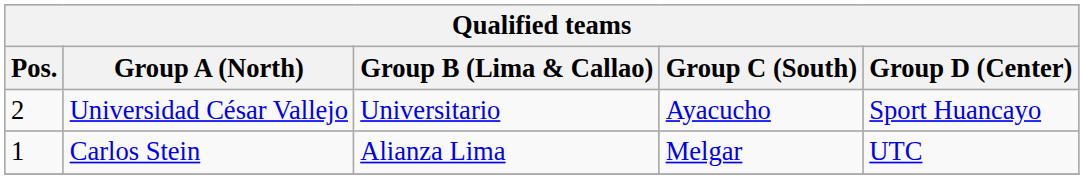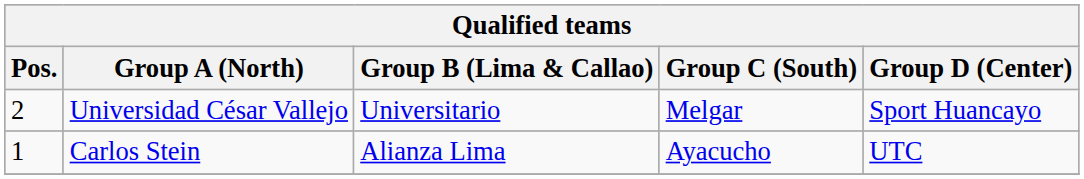(718, 109) Ayacucho -> (704, 109) Melgar
(704, 151) Melgar -> (718, 151) Ayacucho
